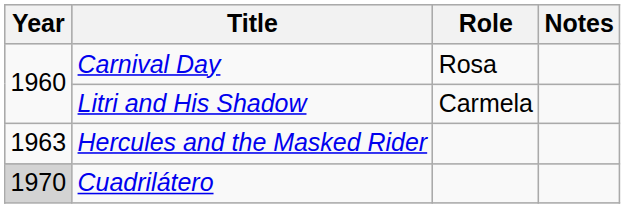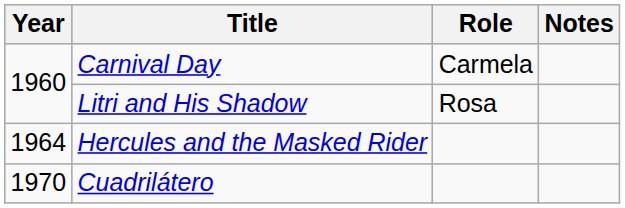(468, 63) Rosa -> (486, 63) Carmela
(486, 103) Carmela -> (468, 103) Rosa
(38, 143) 1963 -> (38, 143) 1964
(38, 182) lightgrey background -> (38, 182) no background
